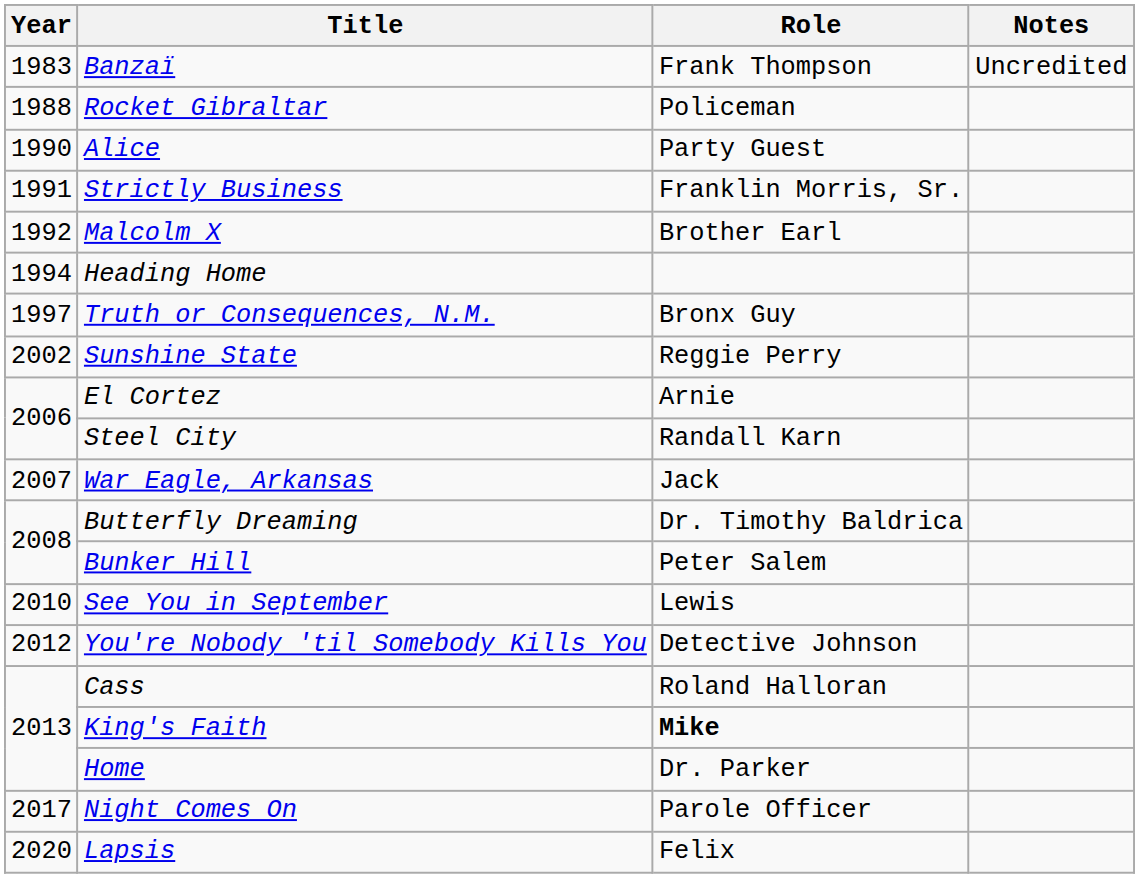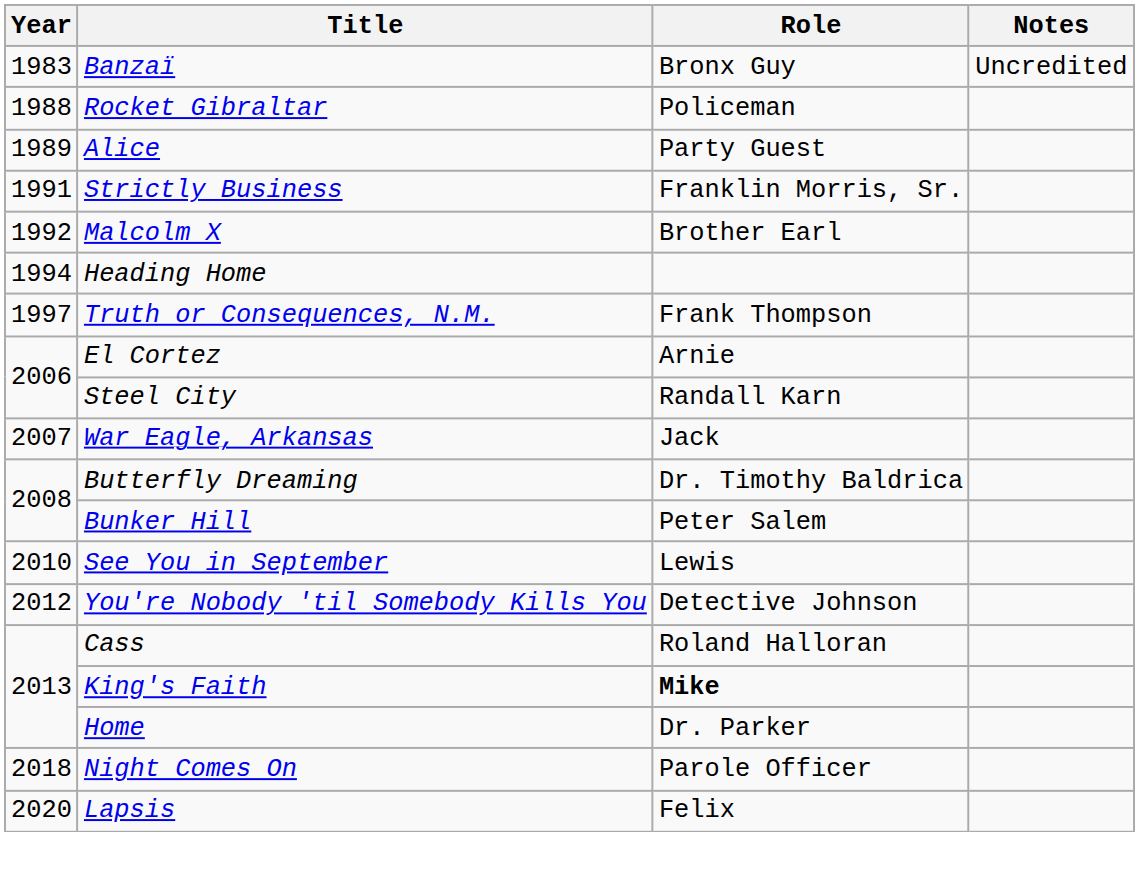(765, 67) Frank Thompson -> (727, 67) Bronx Guy
(41, 150) 1990 -> (41, 150) 1989
(727, 315) Bronx Guy -> (765, 315) Frank Thompson
- row: (190, 356)
(41, 811) 2017 -> (41, 769) 2018
